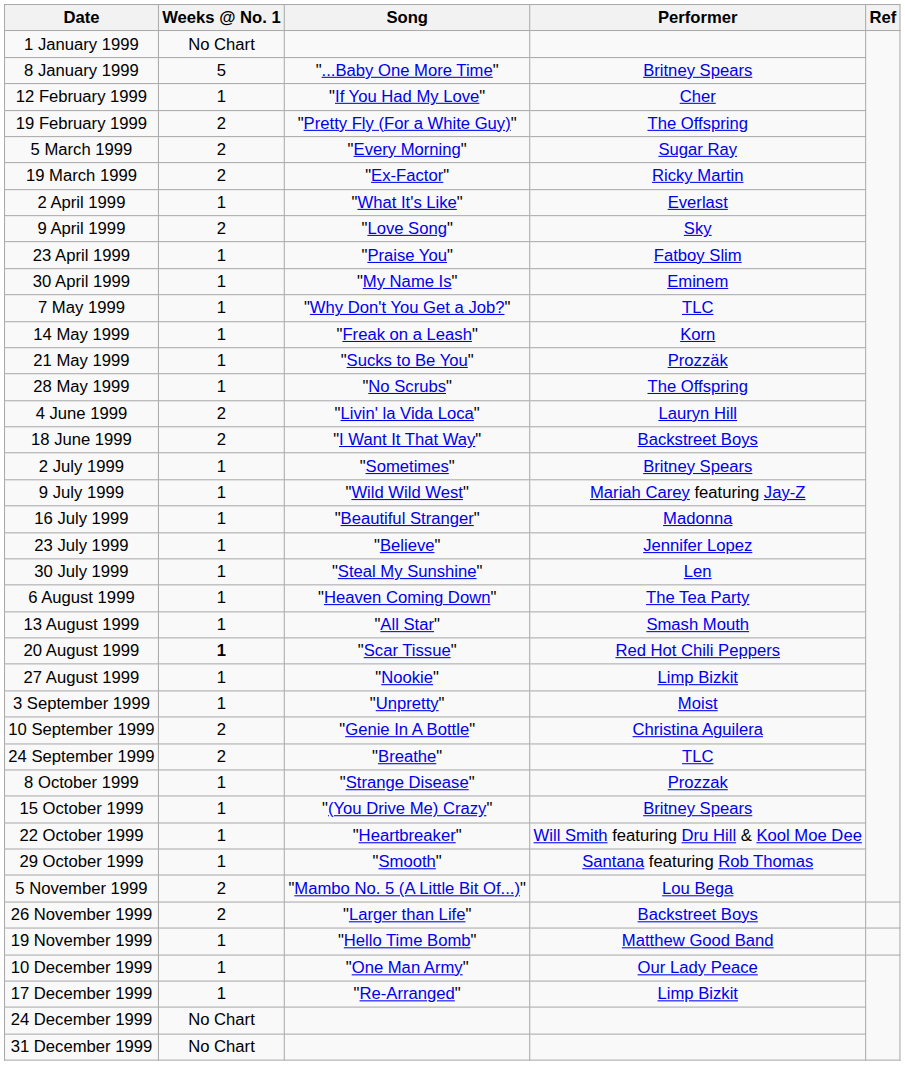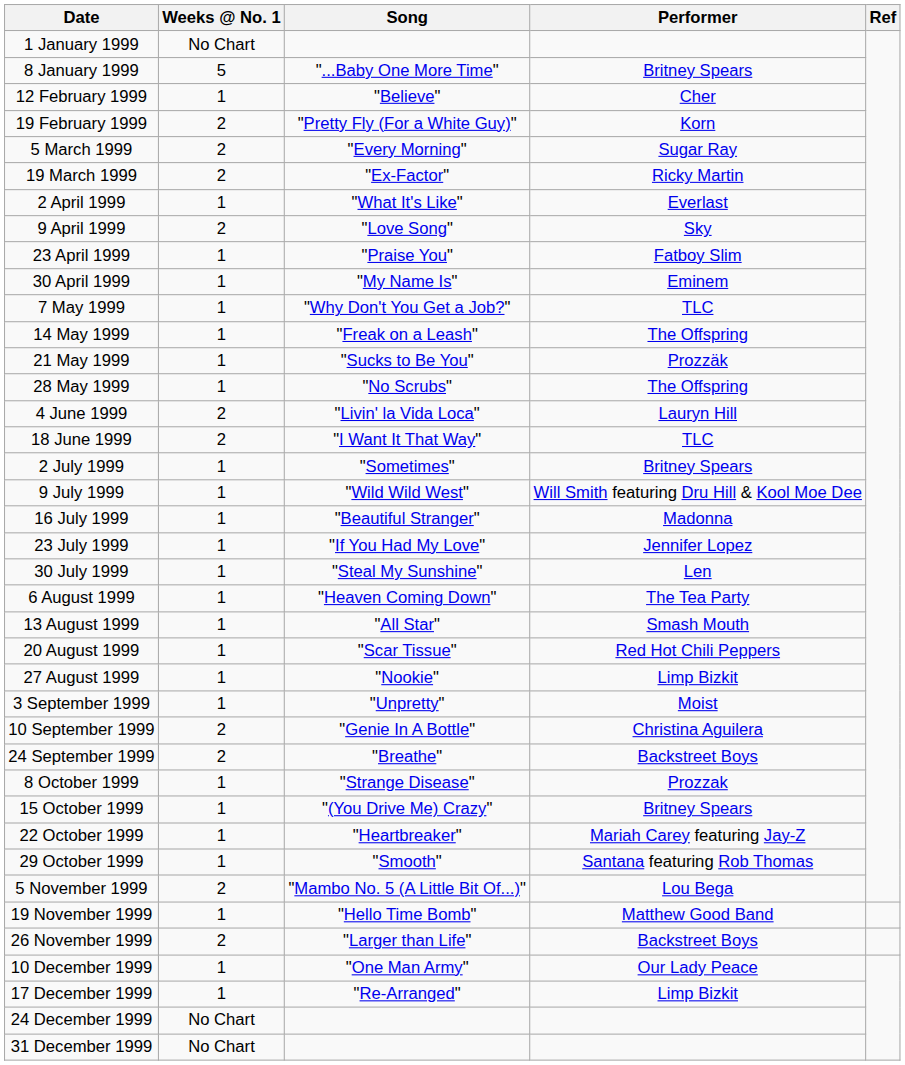(407, 96) "If You Had My Love" -> (407, 96) "Believe"
(698, 123) The Offspring -> (698, 123) Korn
(698, 334) Korn -> (698, 334) The Offspring
(698, 439) Backstreet Boys -> (698, 439) TLC
(698, 492) Mariah Carey featuring Jay-Z -> (698, 492) Will Smith featuring Dru Hill & Kool Moe Dee
(407, 545) "Believe" -> (407, 545) "If You Had My Love"
(221, 651) bold -> (221, 651) normal
(698, 756) TLC -> (698, 756) Backstreet Boys
(698, 835) Will Smith featuring Dru Hill & Kool Moe Dee -> (698, 835) Mariah Carey featuring Jay-Z
rows swapped: (81, 941) <-> (81, 914)
